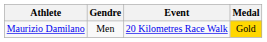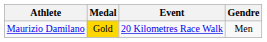columns swapped: (105, 13) <-> (246, 13)
